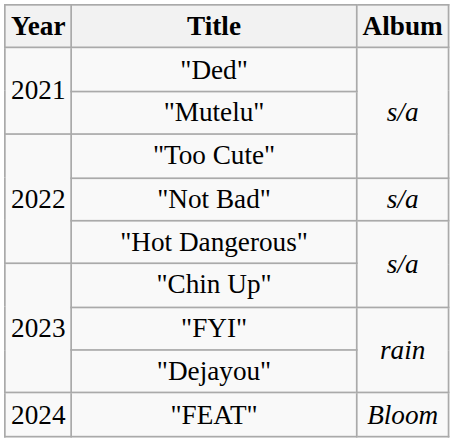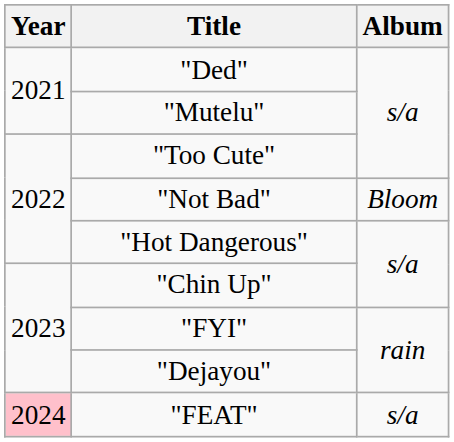(403, 198) s/a -> (403, 198) Bloom
(38, 414) no background -> (38, 414) pink background
(403, 414) Bloom -> (403, 414) s/a
